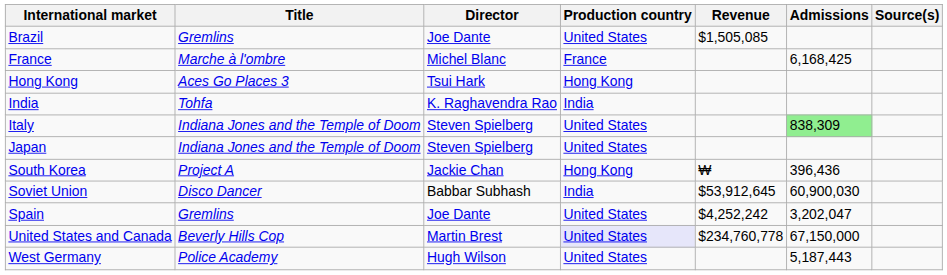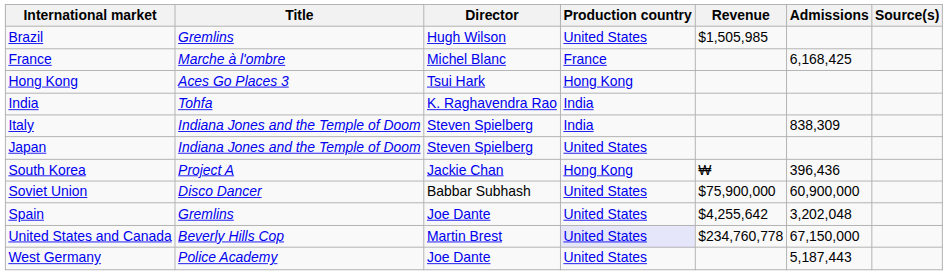(459, 37) Joe Dante -> (466, 37) Hugh Wilson
(733, 37) $1,505,085 -> (733, 37) $1,505,985
(605, 125) United States -> (579, 125) India
(815, 125) lightgreen background -> (815, 125) no background
(579, 192) India -> (605, 192) United States
(737, 192) $53,912,645 -> (737, 192) $75,900,000
(825, 192) 60,900,030 -> (825, 192) 60,900,000
(733, 214) $4,252,242 -> (733, 214) $4,255,642
(821, 214) 3,202,047 -> (821, 214) 3,202,048
(466, 258) Hugh Wilson -> (459, 258) Joe Dante
